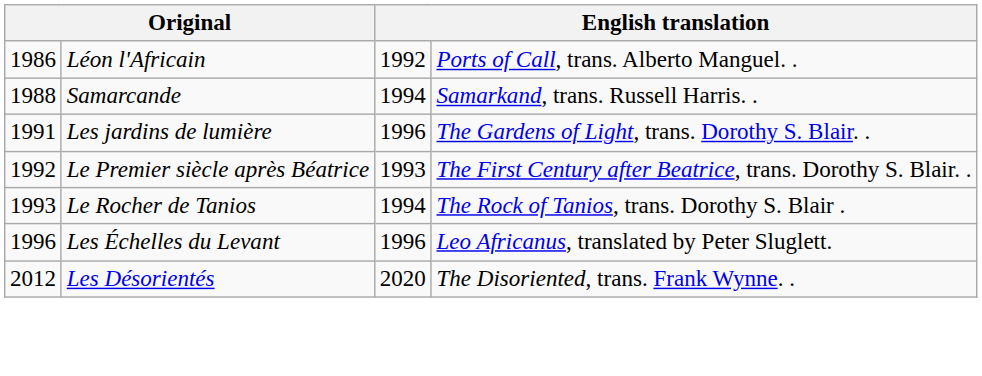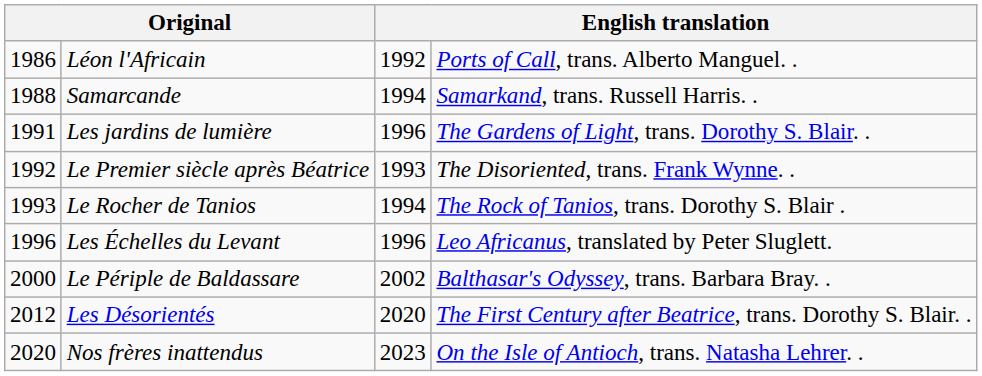(704, 168) The First Century after Beatrice, trans. Dorothy S. Blair. . -> (616, 168) The Disoriented, trans. Frank Wynne. .
+ row: (183, 278)
(616, 278) The Disoriented, trans. Frank Wynne. . -> (704, 315) The First Century after Beatrice, trans. Dorothy S. Blair. .
+ row: (165, 351)
